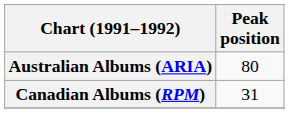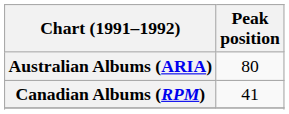(250, 94) 31 -> (250, 94) 41
